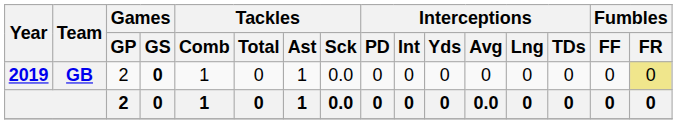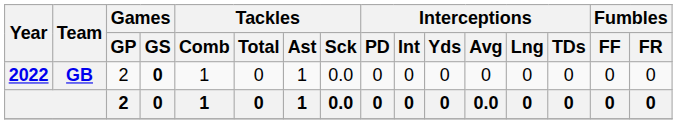(29, 75) 2019 -> (29, 75) 2022
(651, 75) khaki background -> (651, 75) no background
